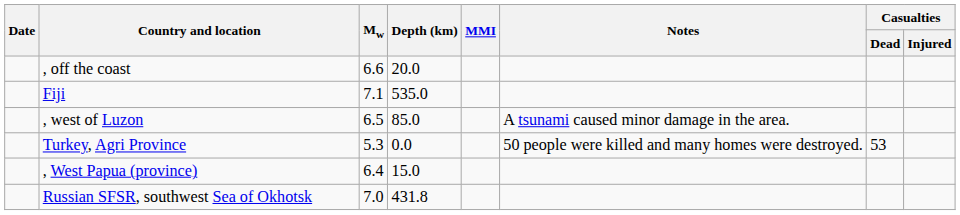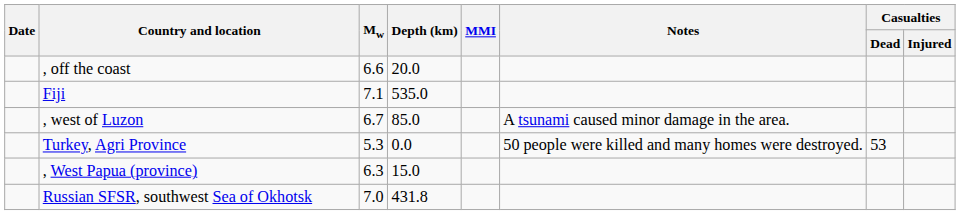(373, 119) 6.5 -> (373, 119) 6.7
(373, 171) 6.4 -> (373, 171) 6.3
